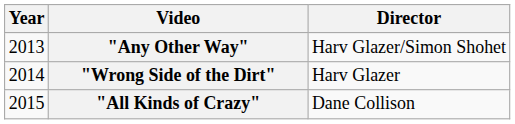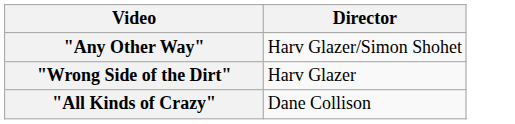- column: (27, 18)
